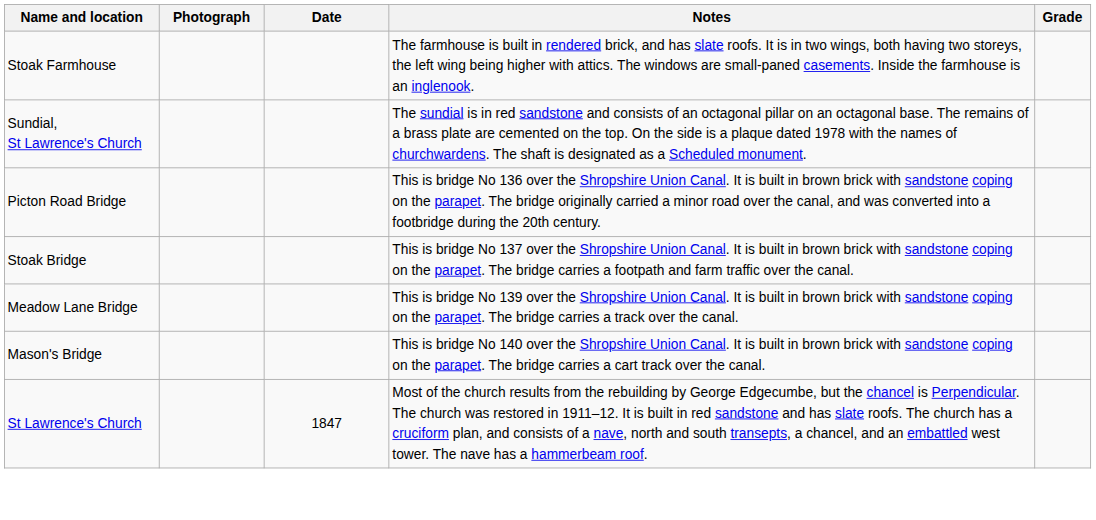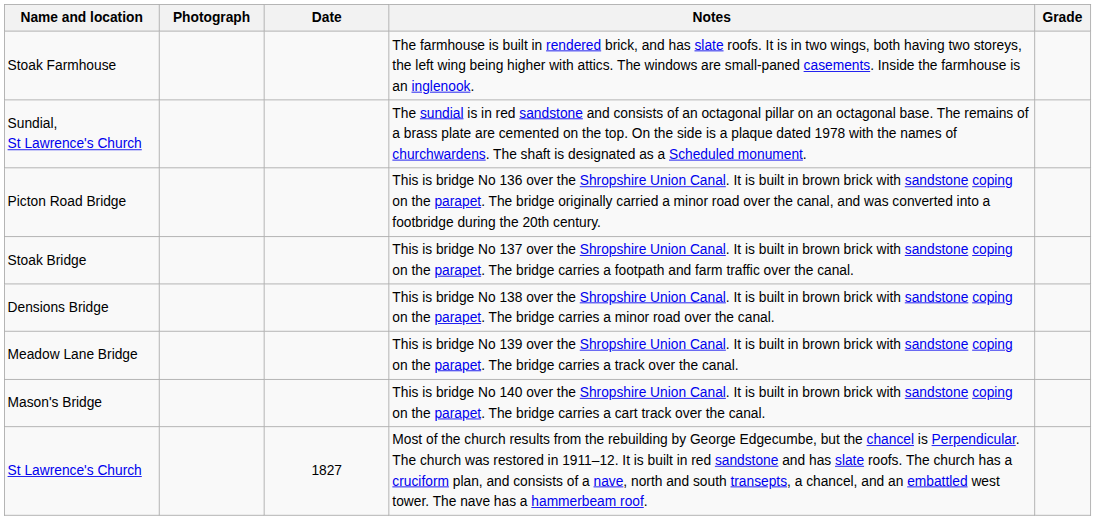+ row: (58, 307)
(327, 423) 1847 -> (327, 471) 1827
